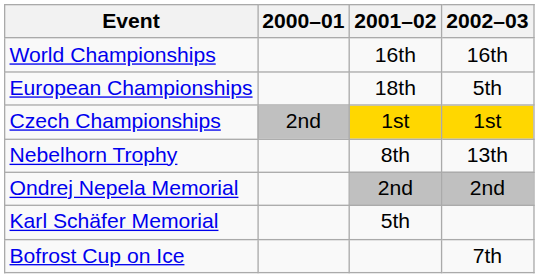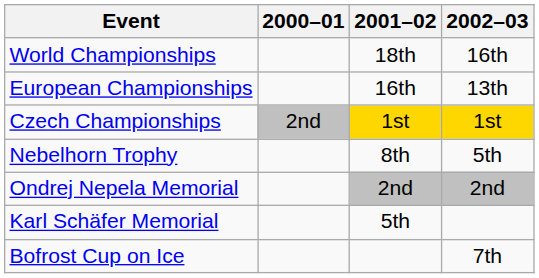(395, 54) 16th -> (395, 54) 18th
(395, 88) 18th -> (395, 88) 16th
(487, 88) 5th -> (487, 88) 13th
(487, 155) 13th -> (487, 155) 5th
